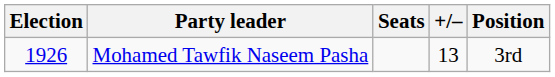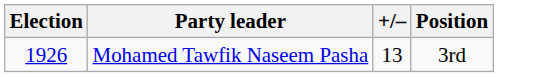- column: (401, 21)
